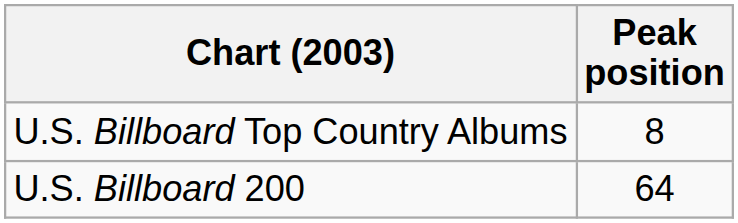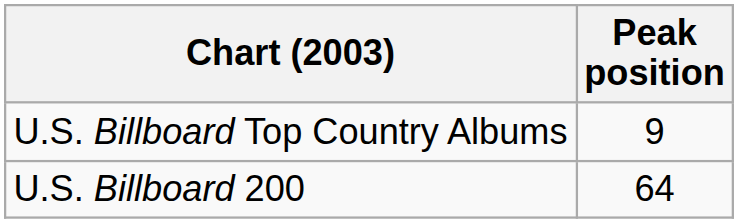(655, 131) 8 -> (655, 131) 9
